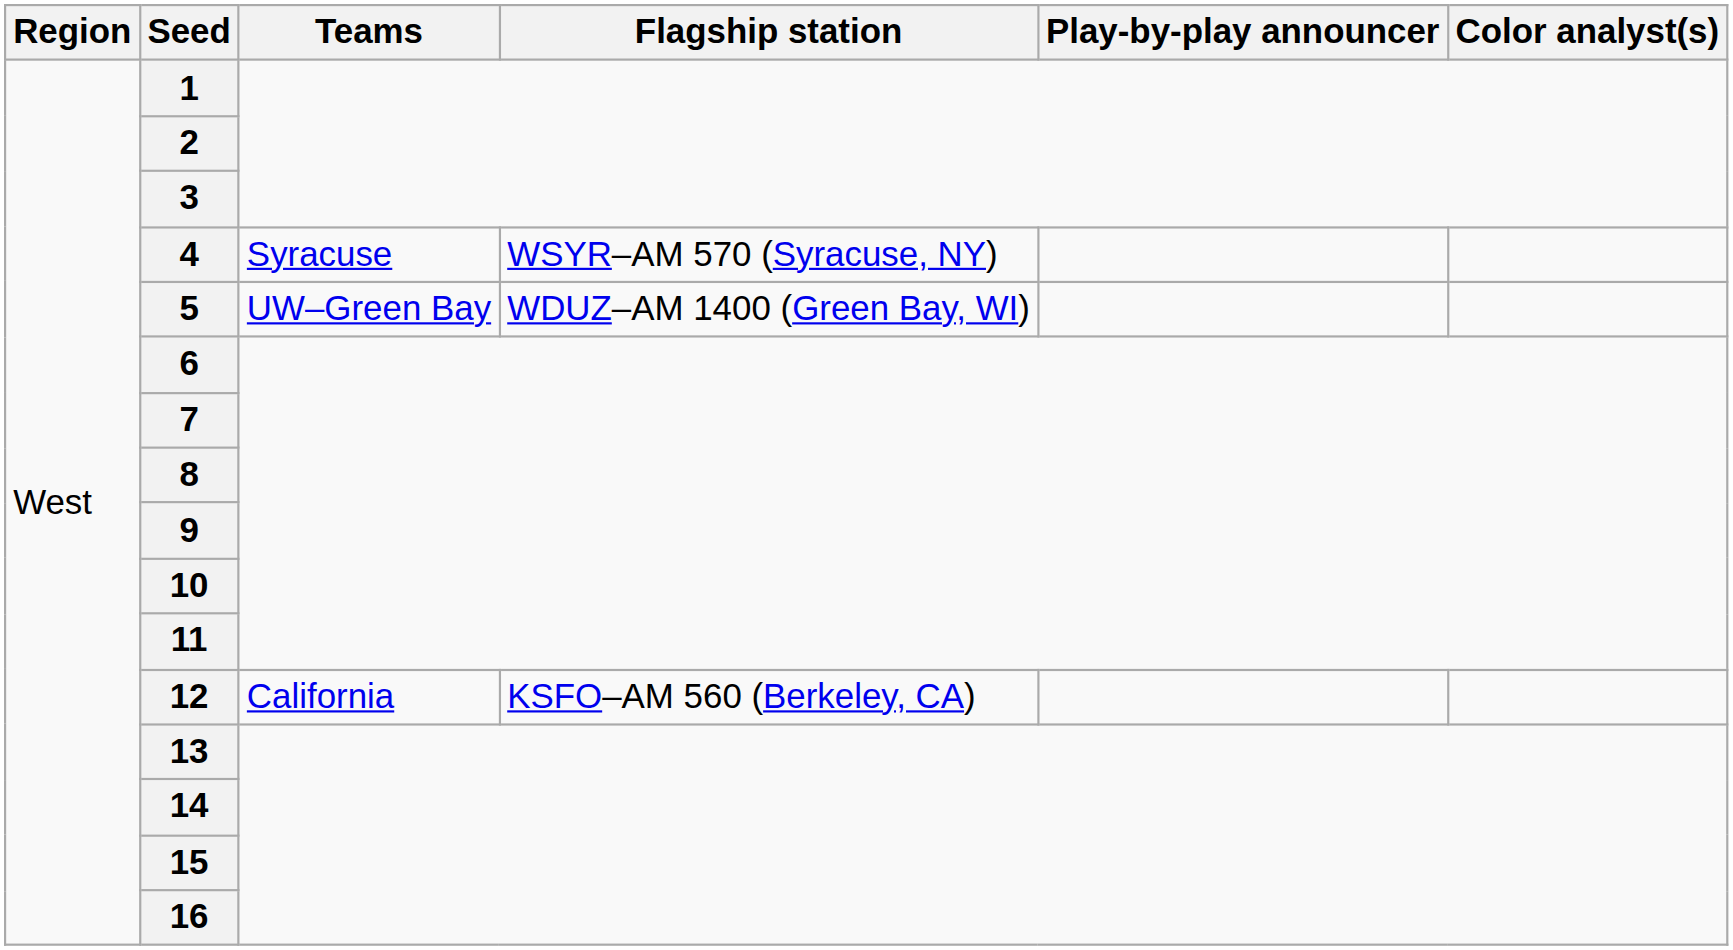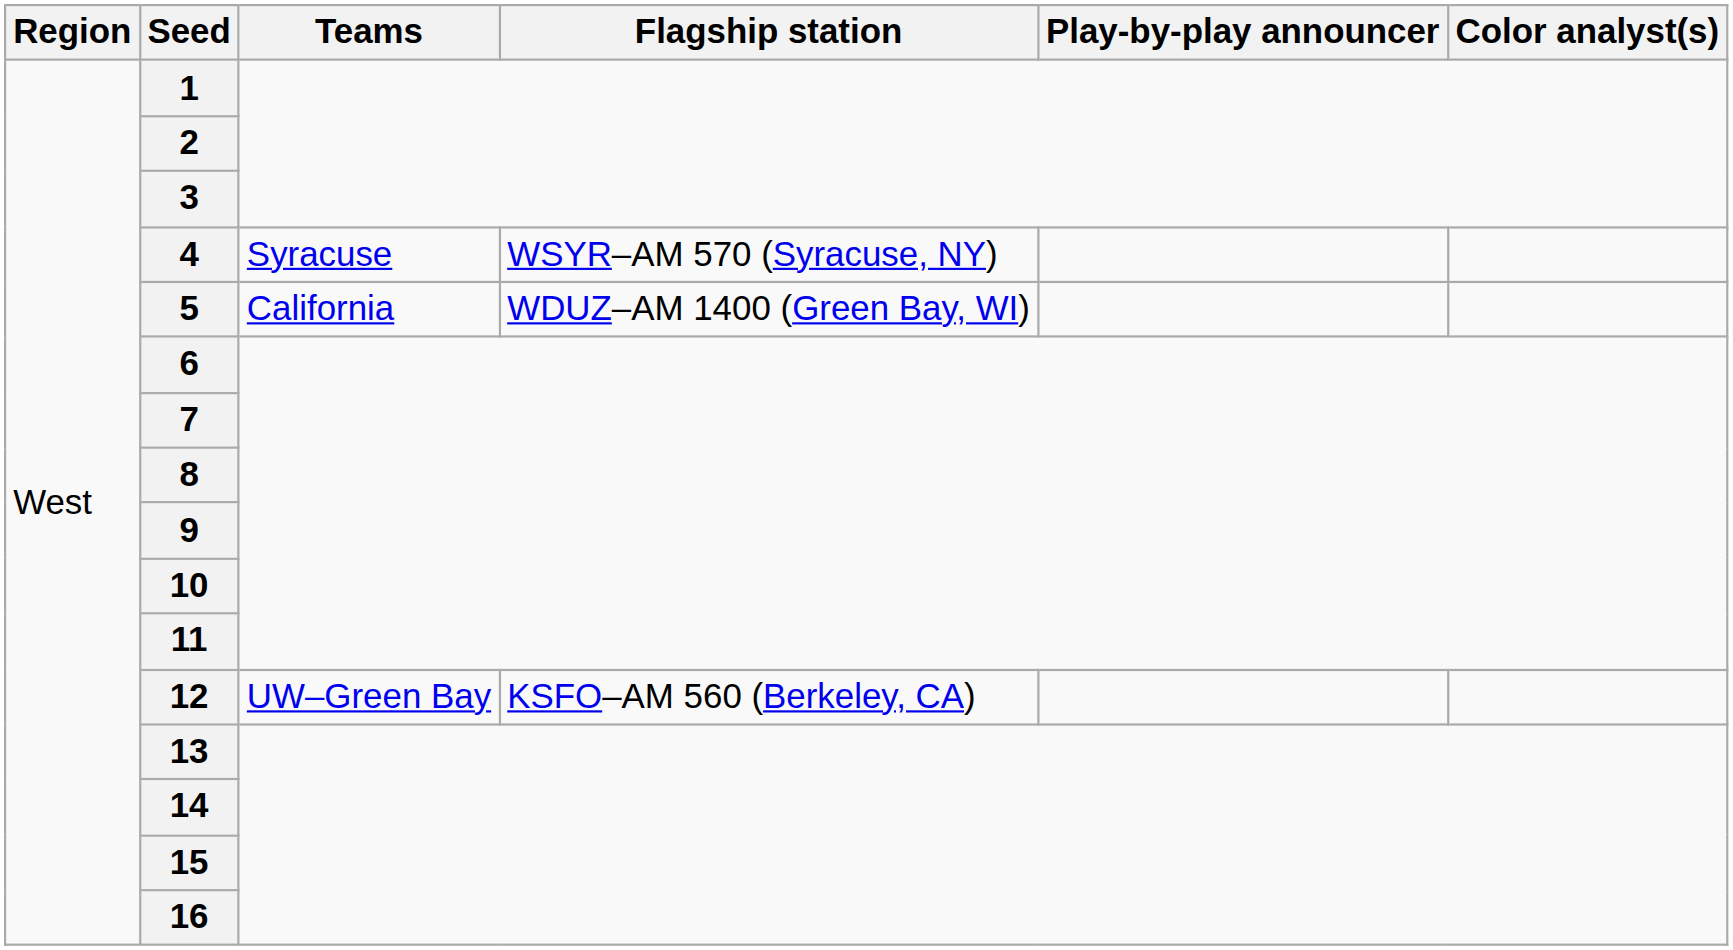(369, 308) UW–Green Bay -> (321, 308) California
(321, 695) California -> (369, 695) UW–Green Bay
